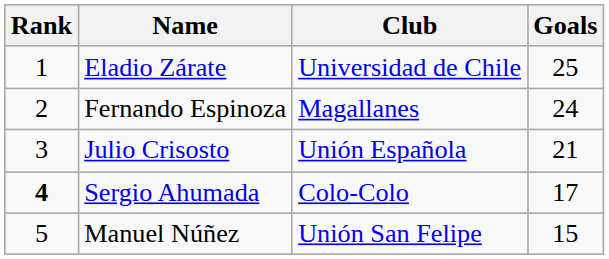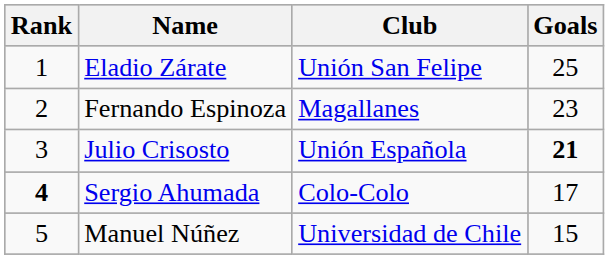(410, 66) Universidad de Chile -> (390, 66) Unión San Felipe
(565, 108) 24 -> (565, 108) 23
(565, 150) normal -> (565, 150) bold
(390, 233) Unión San Felipe -> (410, 233) Universidad de Chile
